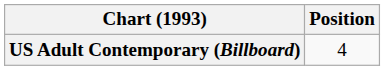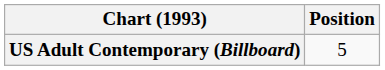(342, 49) 4 -> (342, 49) 5
